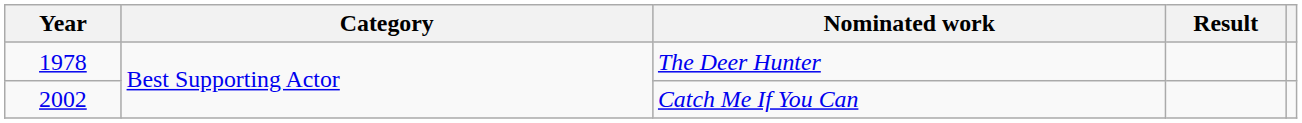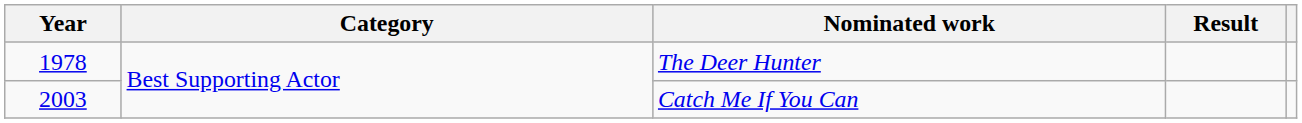(63, 99) 2002 -> (63, 99) 2003
